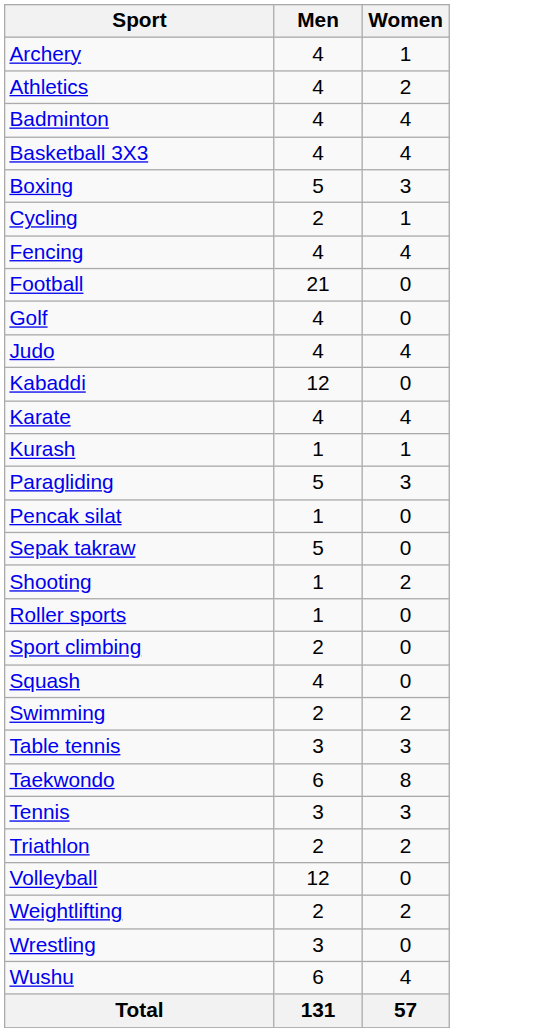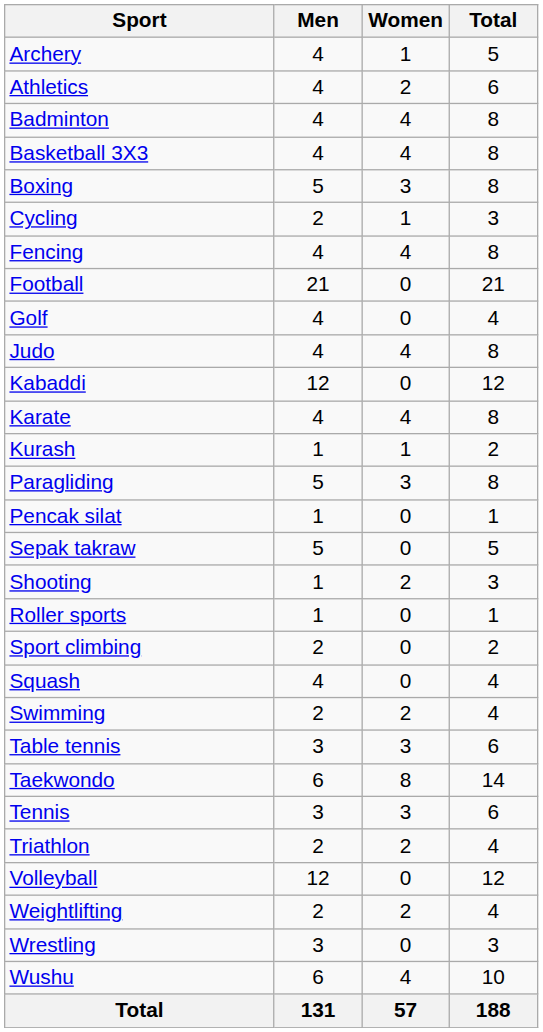+ column: (493, 20)
